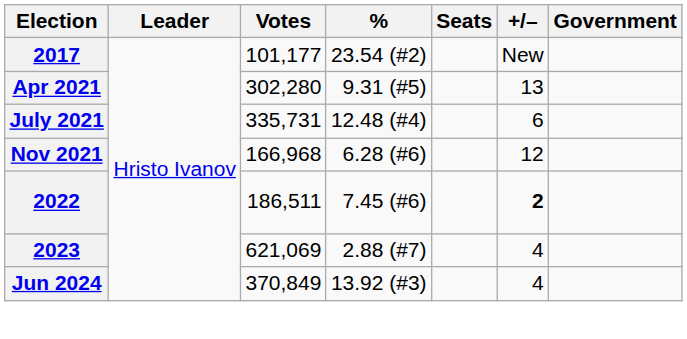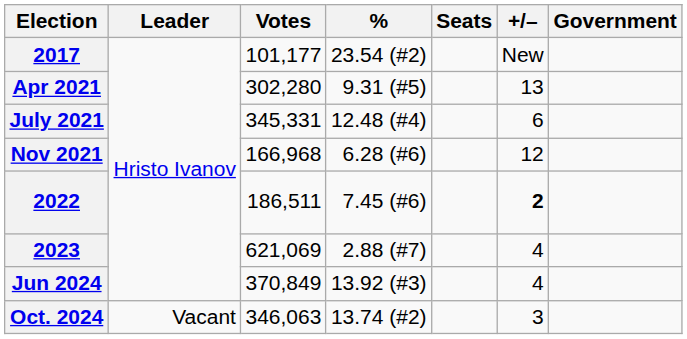(283, 120) 335,731 -> (283, 120) 345,331
+ row: (57, 316)
